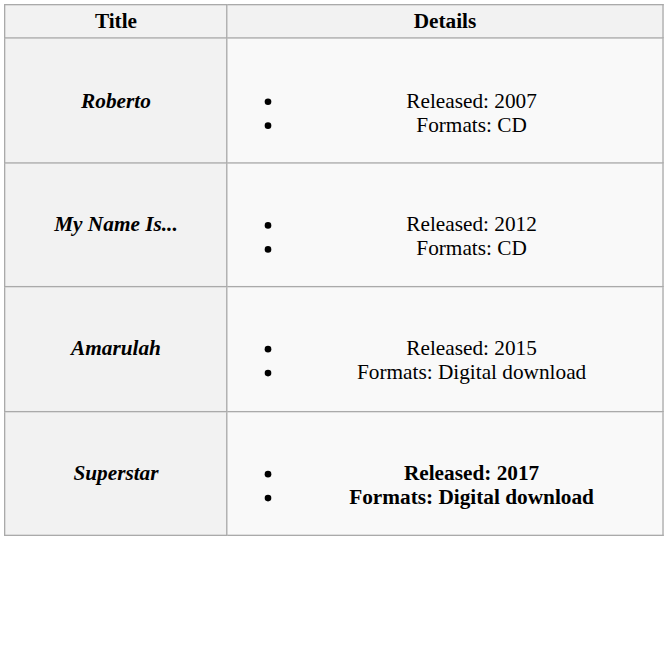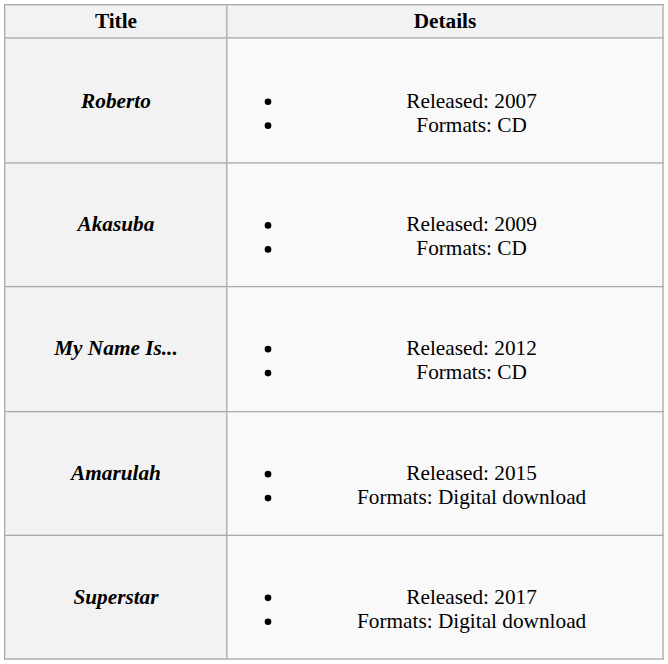+ row: (116, 224)
(445, 485) bold -> (445, 609) normal
